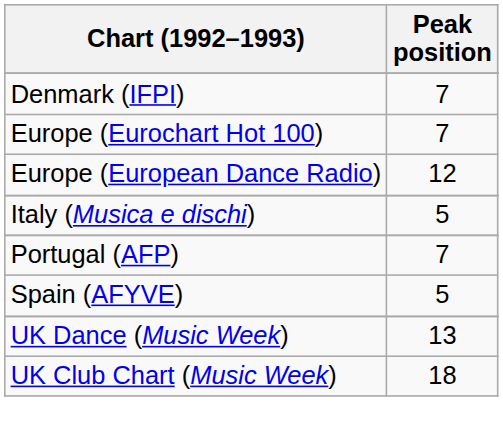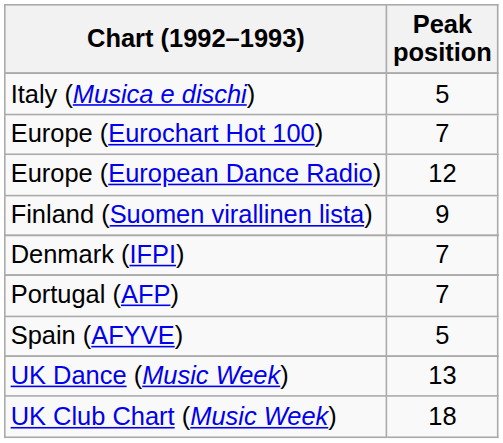rows swapped: (98, 93) <-> (133, 214)
+ row: (192, 214)
